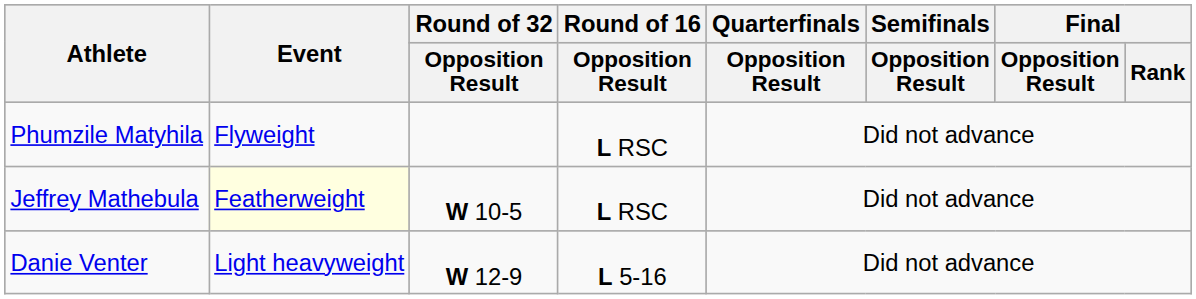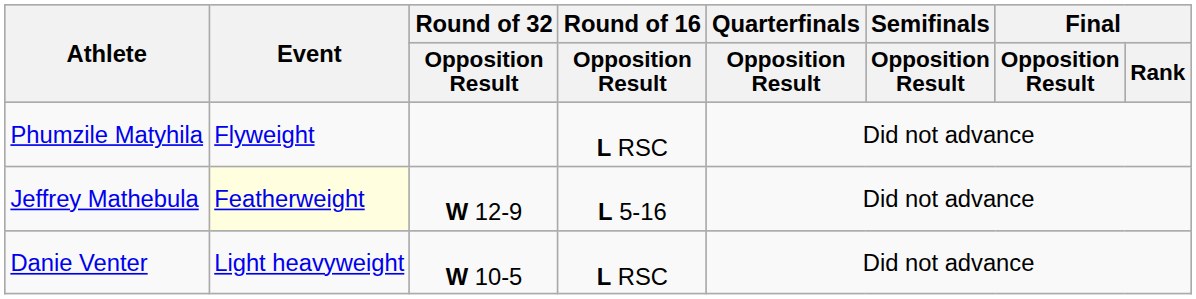(484, 212) W 10-5 -> (484, 212) W 12-9
(632, 212) L RSC -> (632, 212) L 5-16
(484, 276) W 12-9 -> (484, 276) W 10-5
(632, 276) L 5-16 -> (632, 276) L RSC
